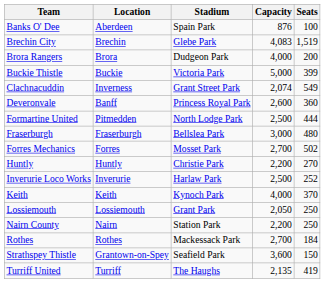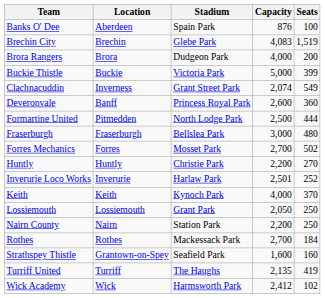(281, 179) 2,500 -> (281, 179) 2,501
(281, 255) 3,600 -> (281, 255) 1,600
(311, 255) 150 -> (311, 255) 160
+ row: (36, 286)
